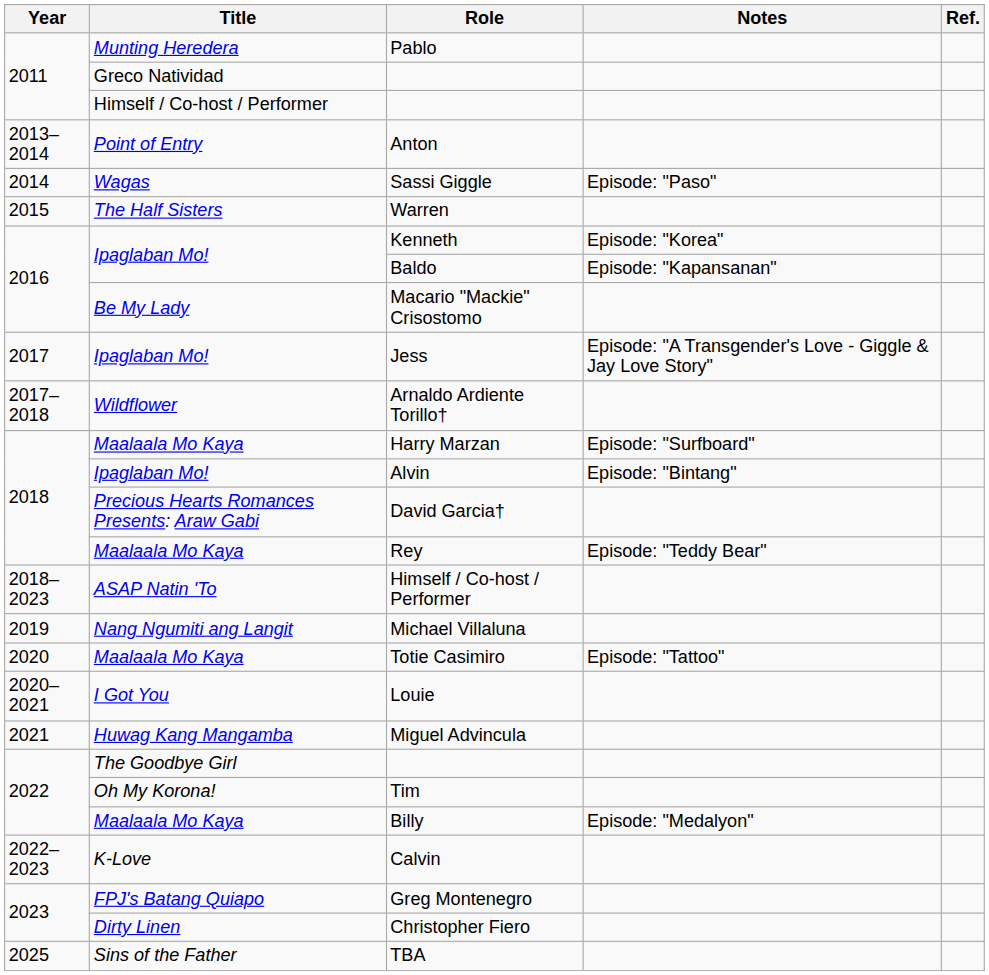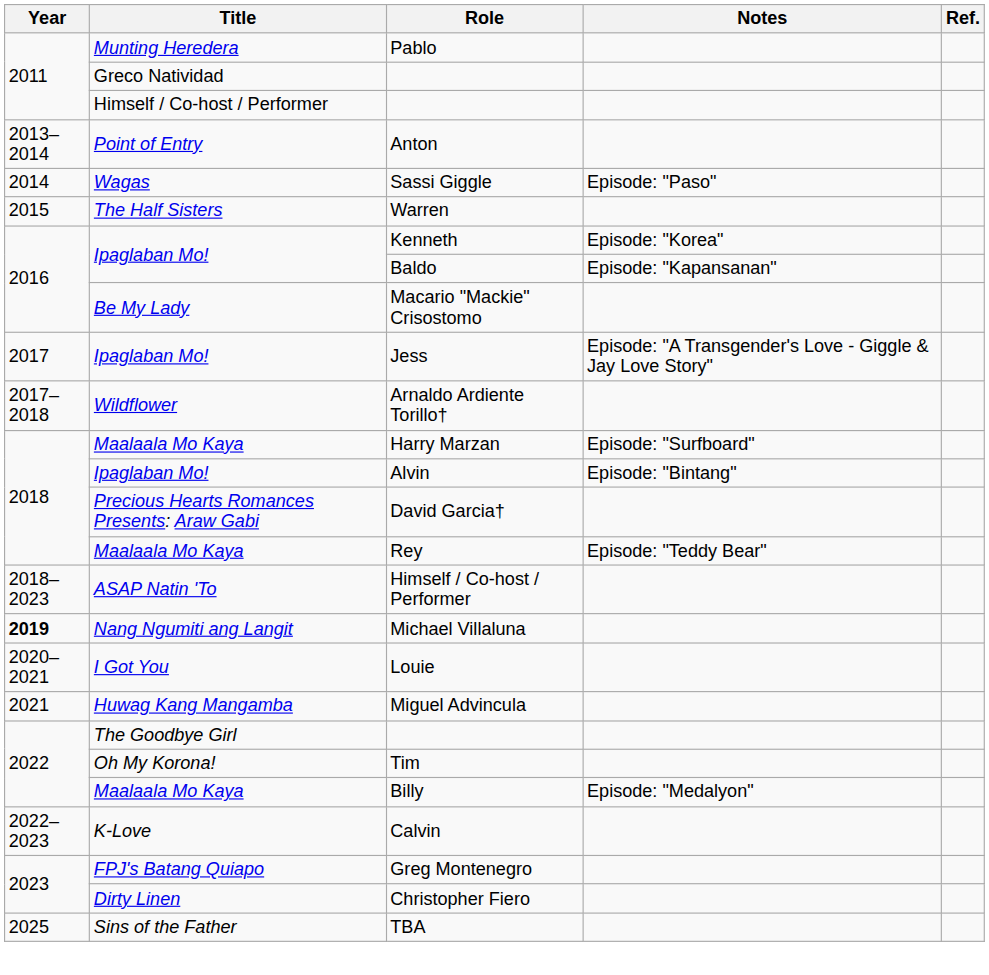(29, 628) normal -> (29, 628) bold
- row: (169, 657)
